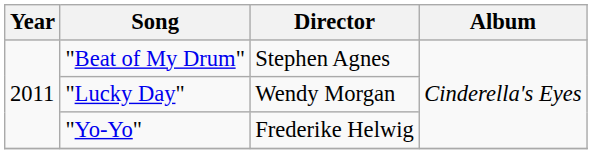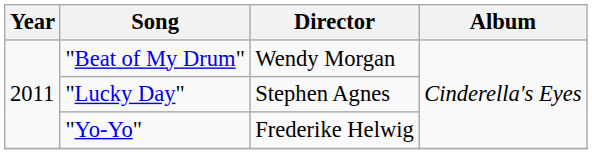(323, 58) Stephen Agnes -> (325, 58) Wendy Morgan
(325, 93) Wendy Morgan -> (323, 93) Stephen Agnes
